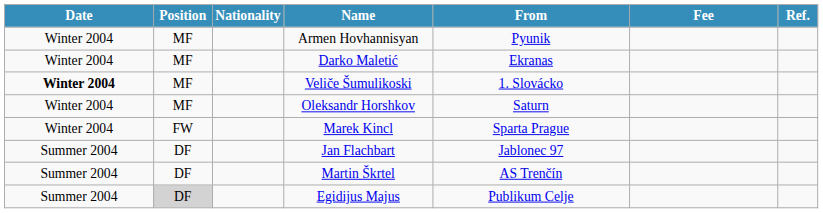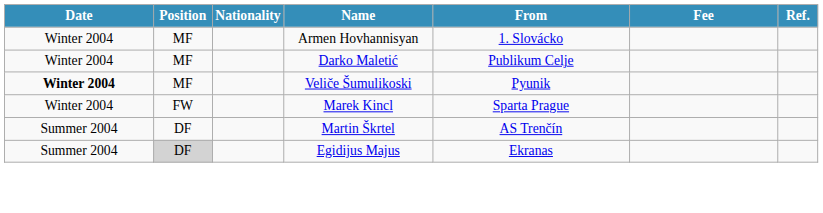(531, 38) Pyunik -> (531, 38) 1. Slovácko
(531, 61) Ekranas -> (531, 61) Publikum Celje
(531, 83) 1. Slovácko -> (531, 83) Pyunik
- row: (358, 106)
- row: (358, 151)
(531, 196) Publikum Celje -> (531, 151) Ekranas
